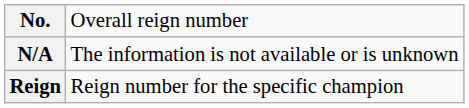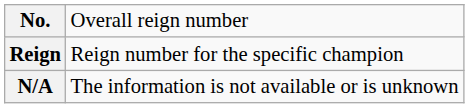rows swapped: (35, 86) <-> (35, 53)
